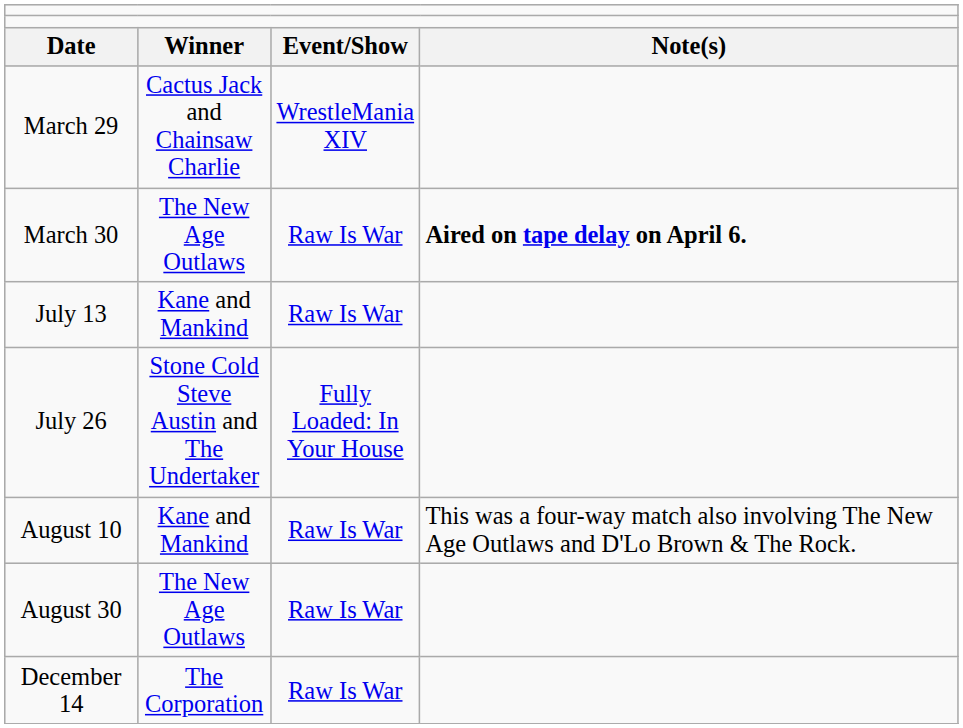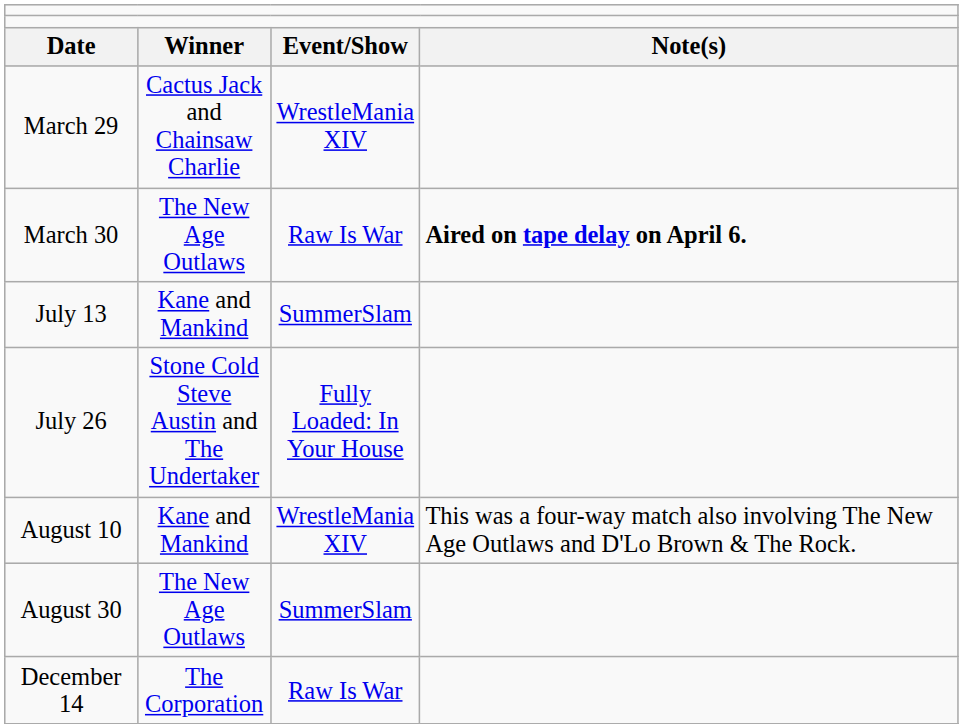(345, 314) Raw Is War -> (345, 314) SummerSlam
(345, 529) Raw Is War -> (345, 529) WrestleMania XIV
(345, 609) Raw Is War -> (345, 609) SummerSlam
